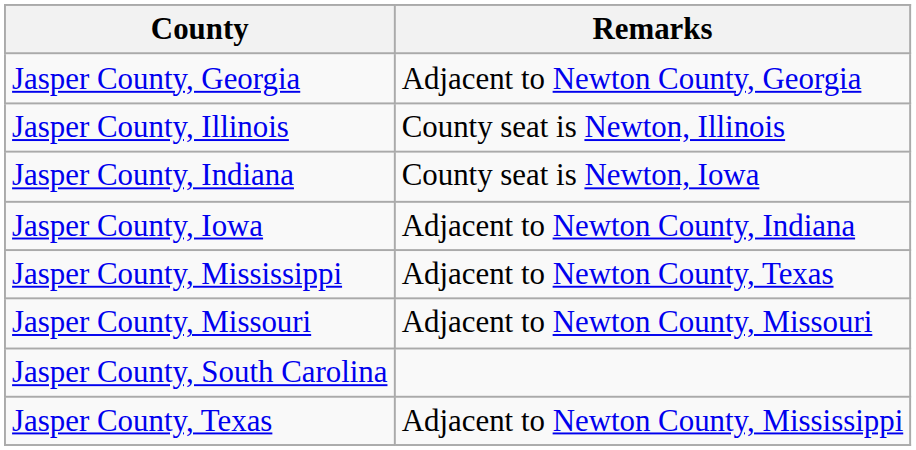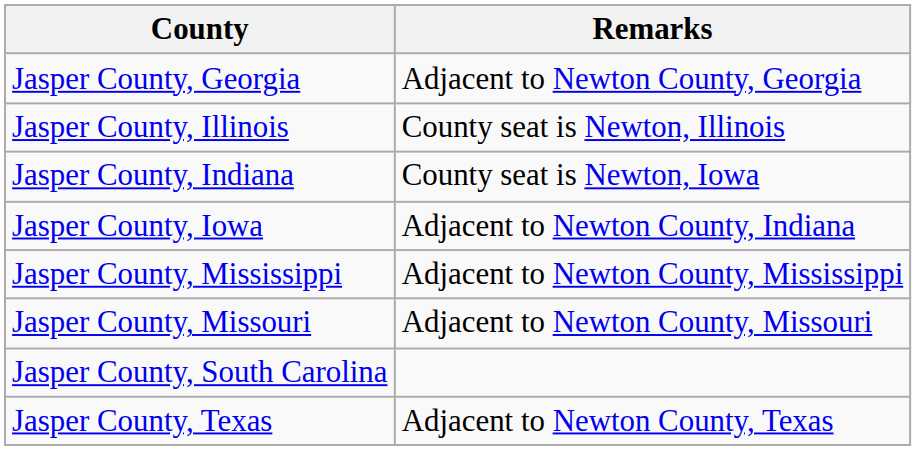(618, 273) Adjacent to Newton County, Texas -> (652, 273) Adjacent to Newton County, Mississippi
(652, 420) Adjacent to Newton County, Mississippi -> (618, 420) Adjacent to Newton County, Texas
